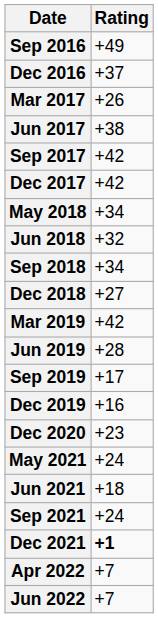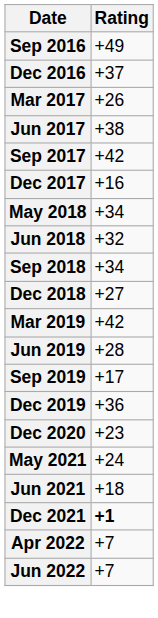(109, 184) +42 -> (109, 184) +16
(109, 405) +16 -> (109, 405) +36
- row: (48, 516)
